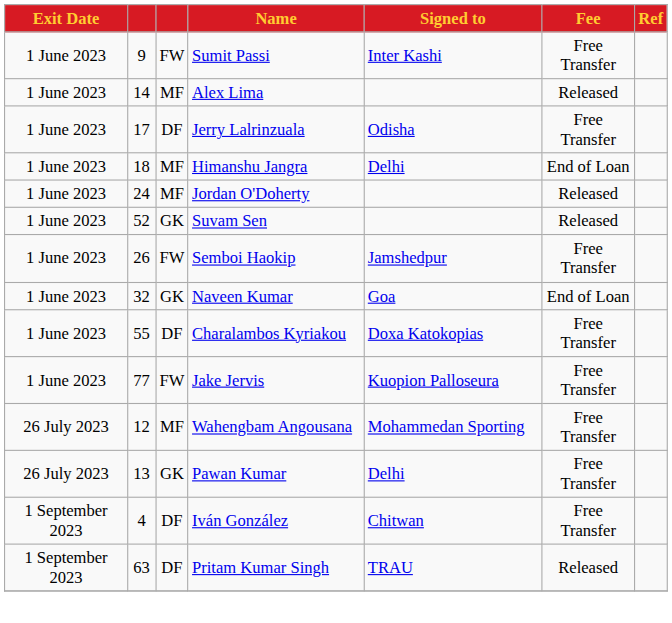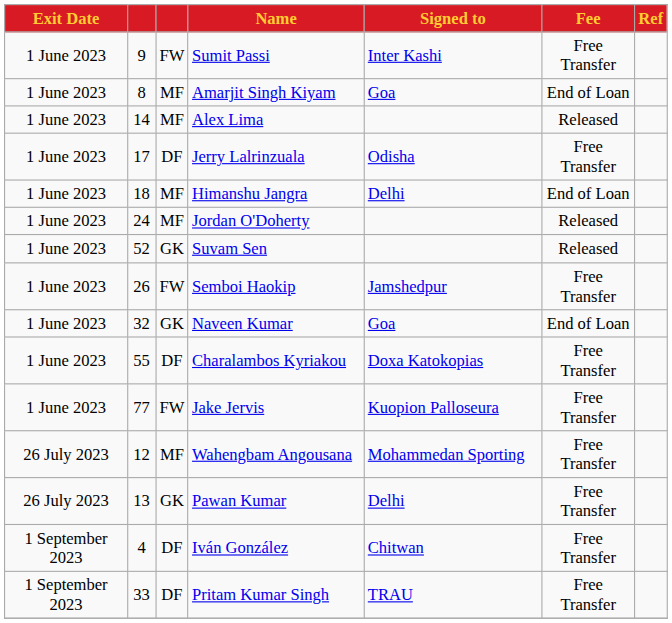+ row: (264, 92)
(142, 567) 63 -> (142, 594) 33
(588, 567) Released -> (588, 594) Free Transfer
